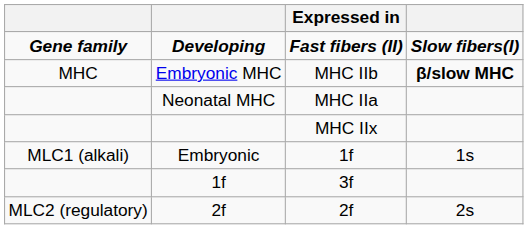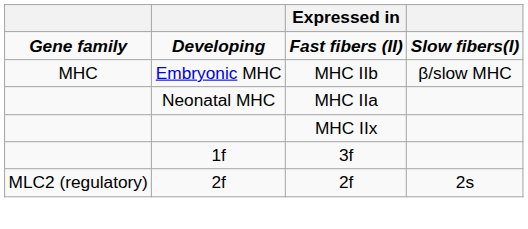(465, 73) bold -> (465, 73) normal
- row: (219, 155)
